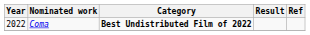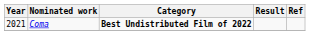(16, 24) 2022 -> (16, 24) 2021
